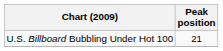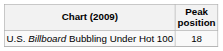(197, 38) 21 -> (197, 38) 18
